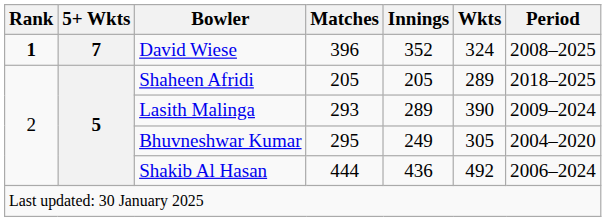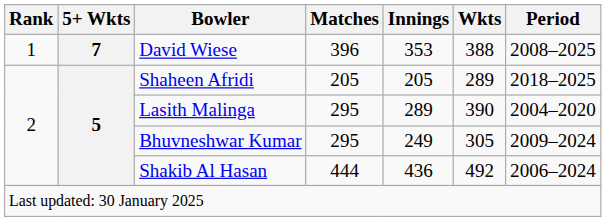(31, 49) bold -> (31, 49) normal
(418, 49) 352 -> (418, 49) 353
(480, 49) 324 -> (480, 49) 388
(345, 110) 293 -> (345, 110) 295
(553, 110) 2009–2024 -> (553, 110) 2004–2020
(553, 140) 2004–2020 -> (553, 140) 2009–2024
